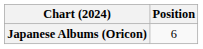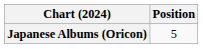(174, 33) 6 -> (174, 33) 5
